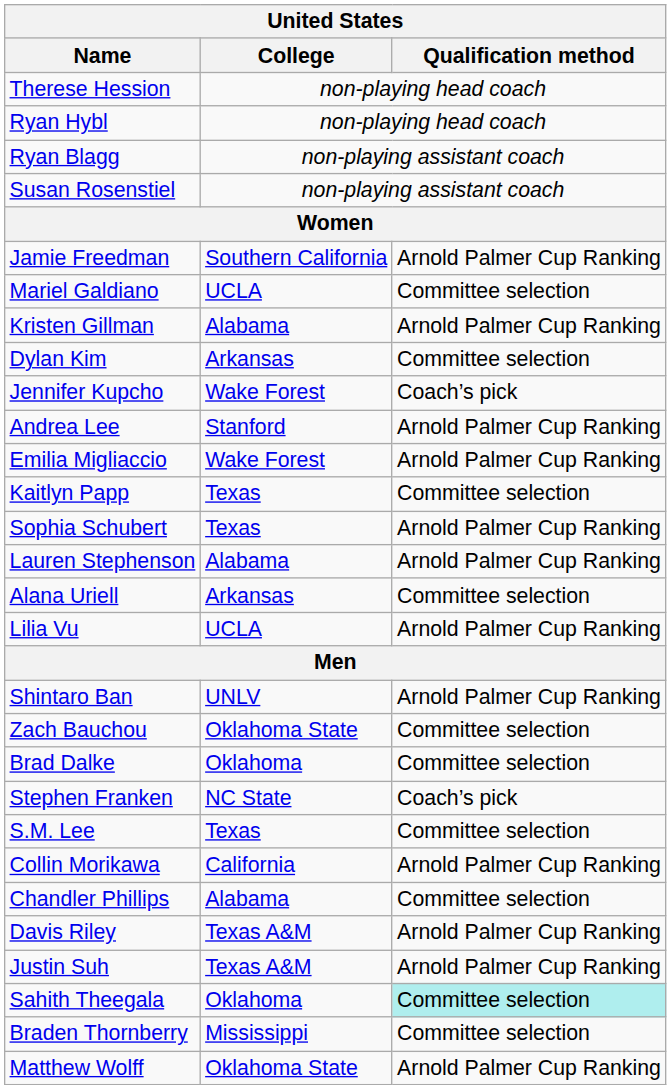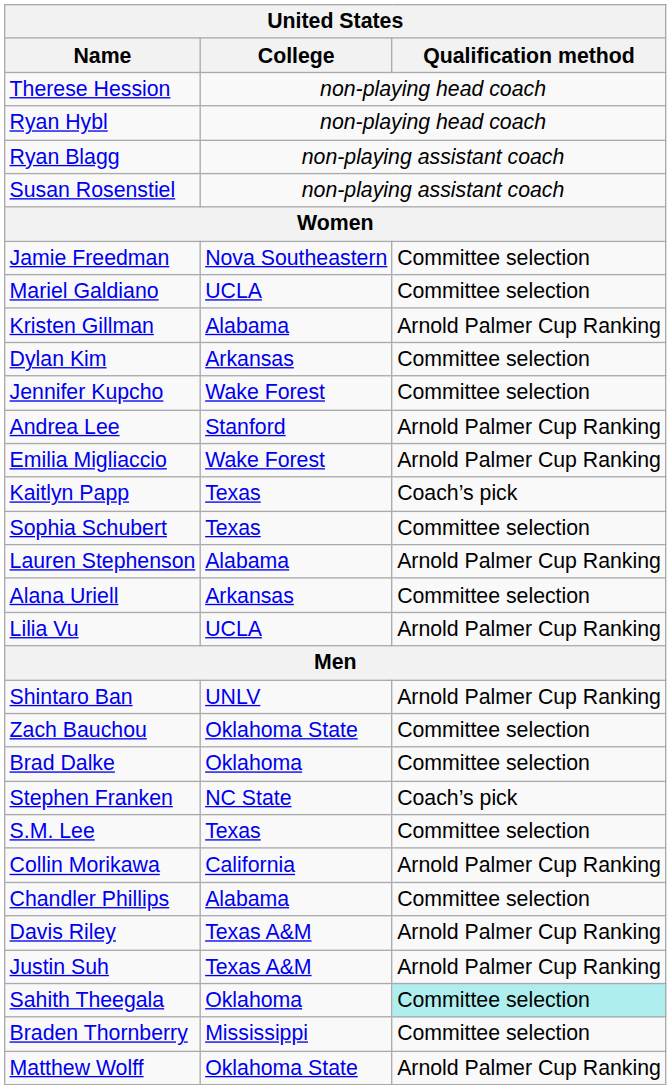(296, 257) Southern California -> (296, 257) Nova Southeastern
(529, 257) Arnold Palmer Cup Ranking -> (494, 257) Committee selection
(457, 392) Coach’s pick -> (494, 392) Committee selection
(494, 493) Committee selection -> (457, 493) Coach’s pick
(529, 527) Arnold Palmer Cup Ranking -> (494, 527) Committee selection
